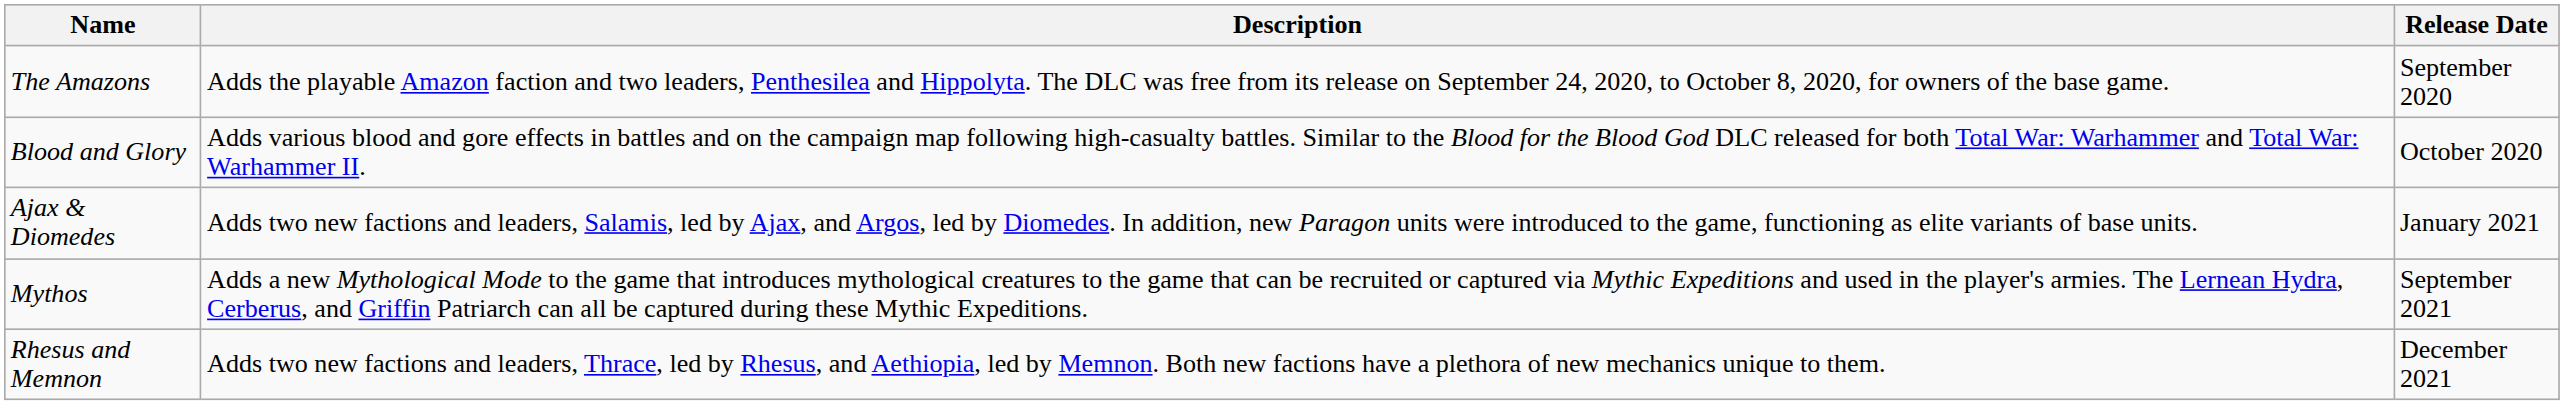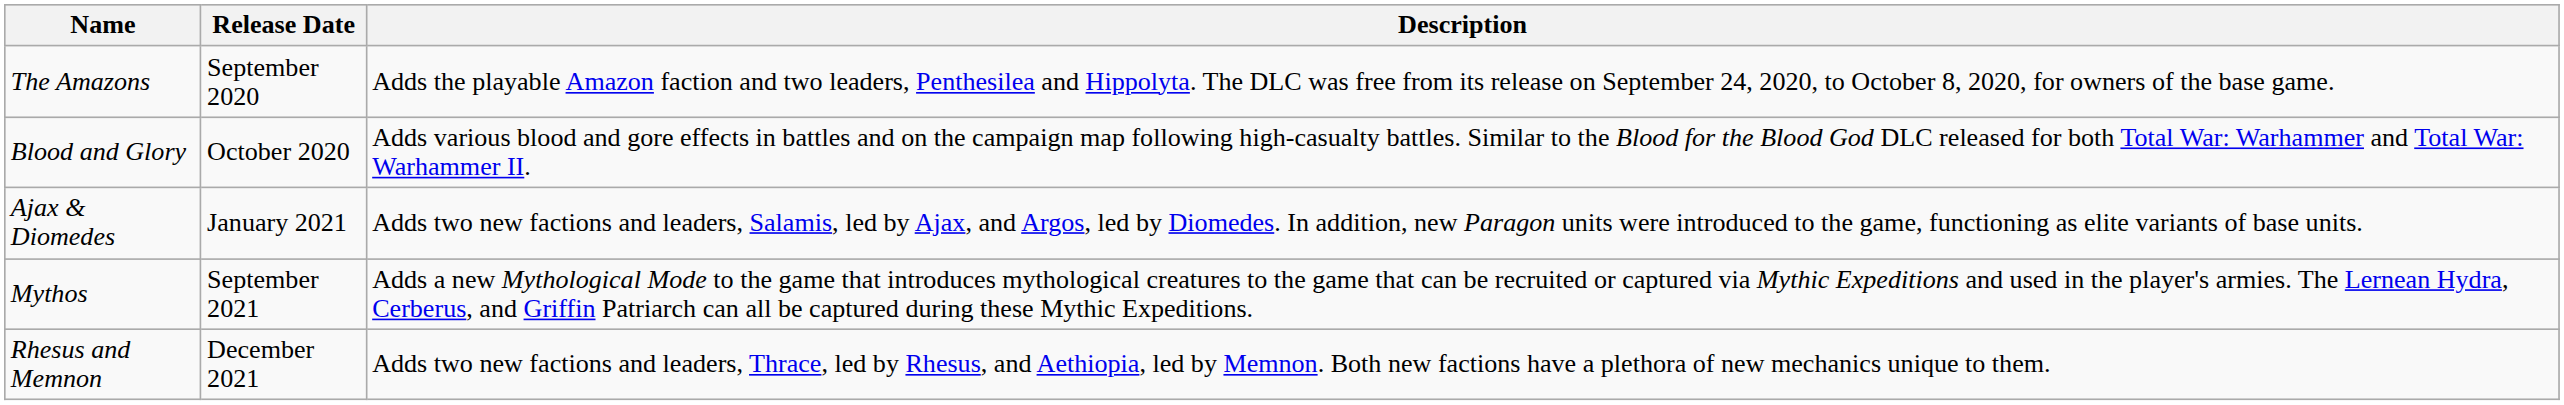columns swapped: (2476, 25) <-> (1297, 25)
